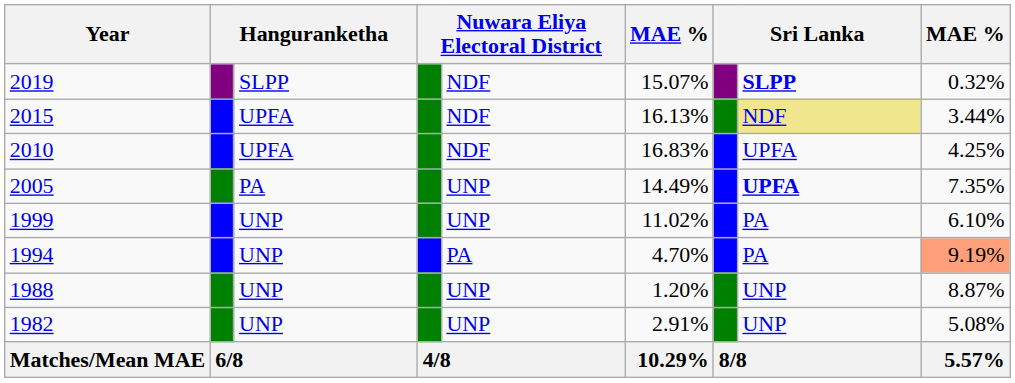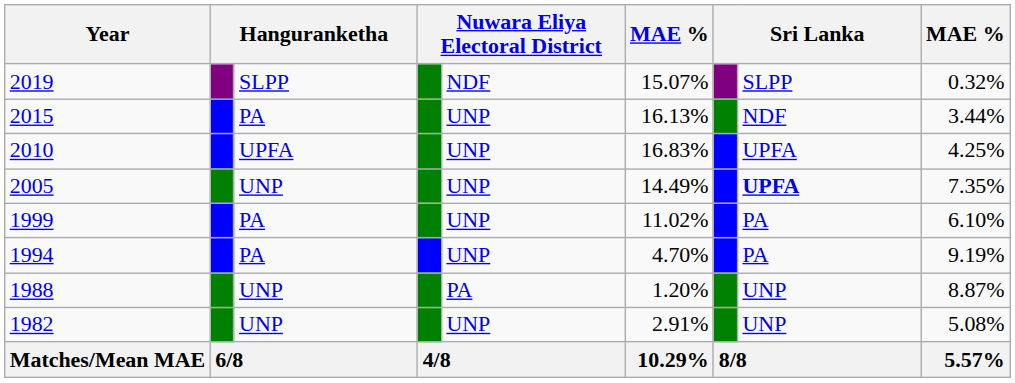(769, 81) bold -> (767, 81) normal
(266, 116) UPFA -> (252, 116) PA
(468, 116) NDF -> (468, 116) UNP
(764, 116) khaki background -> (764, 116) no background
(468, 150) NDF -> (468, 150) UNP
(252, 185) PA -> (261, 185) UNP
(261, 220) UNP -> (252, 220) PA
(261, 255) UNP -> (252, 255) PA
(459, 255) PA -> (468, 255) UNP
(976, 255) lightsalmon background -> (976, 255) no background
(468, 289) UNP -> (459, 289) PA
